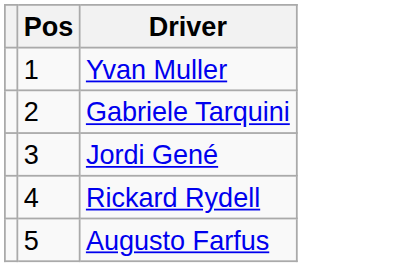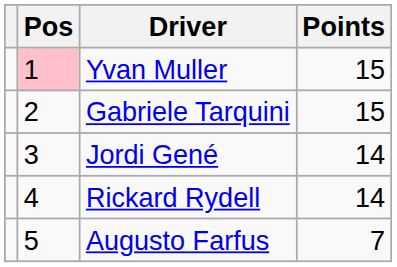+ column: (344, 26)
(31, 69) no background -> (31, 69) pink background
